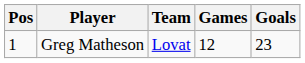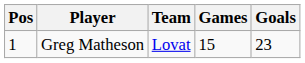(207, 44) 12 -> (207, 44) 15
